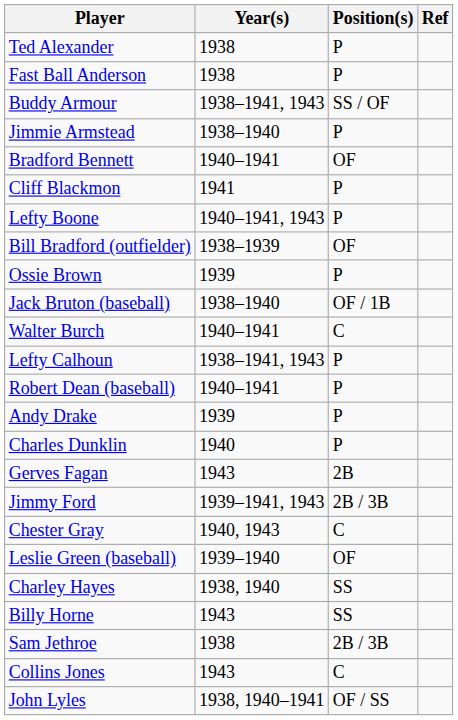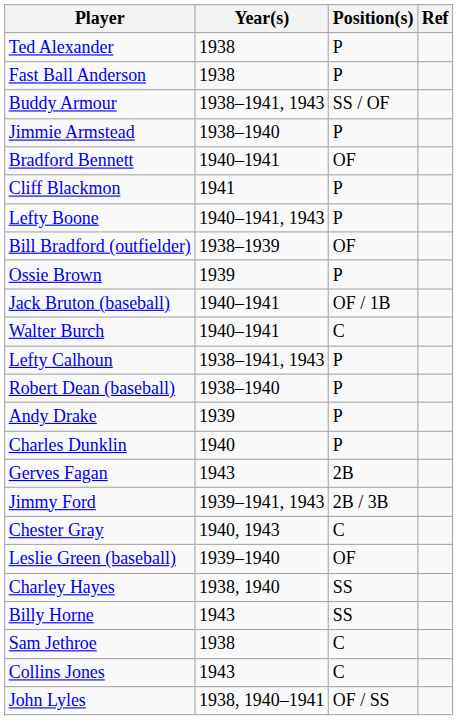(239, 302) 1938–1940 -> (239, 302) 1940–1941
(239, 388) 1940–1941 -> (239, 388) 1938–1940
(361, 643) 2B / 3B -> (339, 643) C
